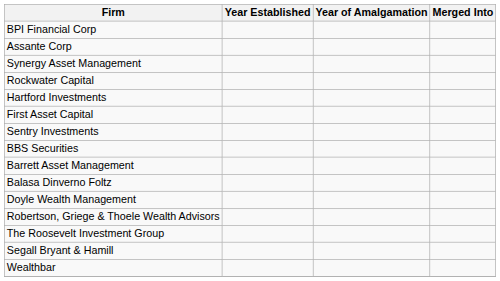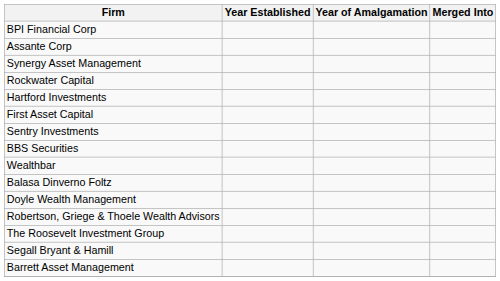rows swapped: (31, 268) <-> (70, 166)
